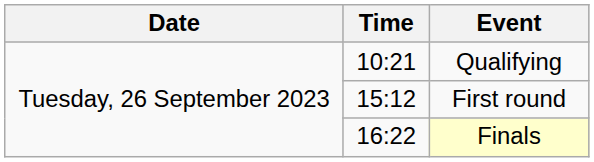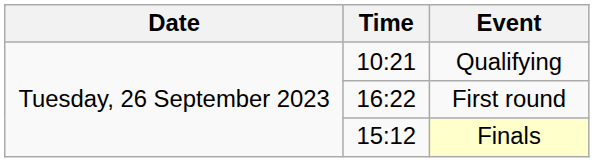(386, 99) 15:12 -> (386, 99) 16:22
(386, 136) 16:22 -> (386, 136) 15:12
